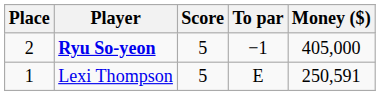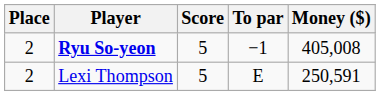(331, 47) 405,000 -> (331, 47) 405,008
(29, 76) 1 -> (29, 76) 2
